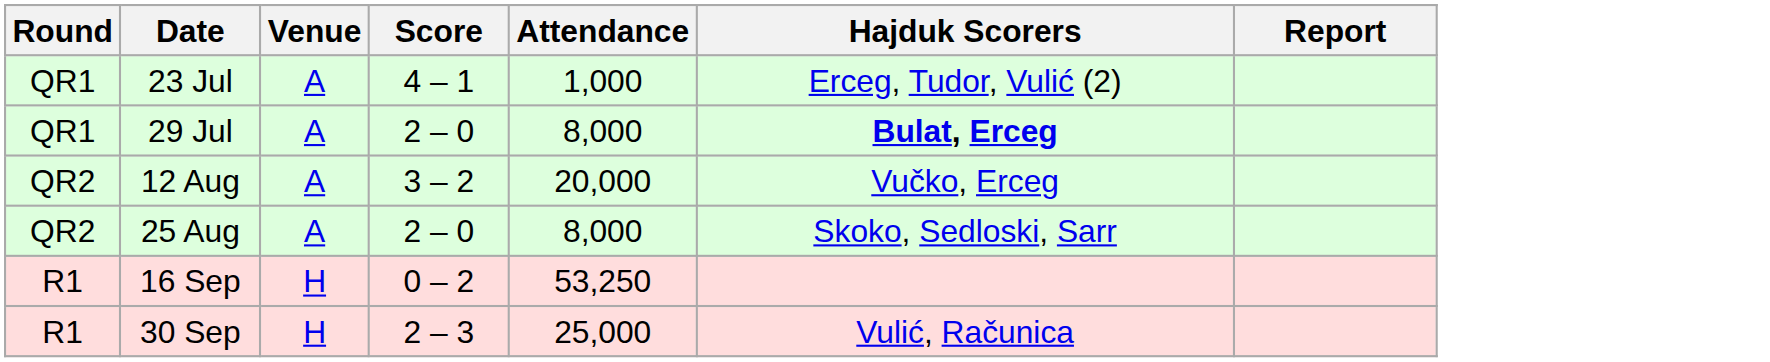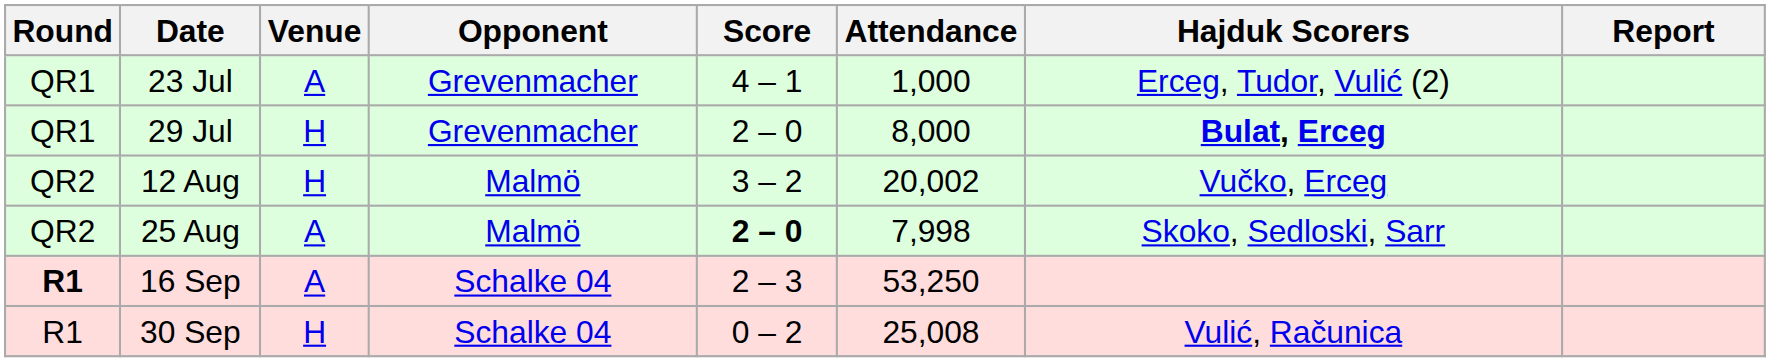+ column: (533, 30)
(315, 131) A -> (315, 131) H
(315, 181) A -> (315, 181) H
(603, 181) 20,000 -> (931, 181) 20,002
(439, 232) normal -> (767, 232) bold
(603, 232) 8,000 -> (931, 232) 7,998
(63, 282) normal -> (63, 282) bold
(315, 282) H -> (315, 282) A
(439, 282) 0 – 2 -> (767, 282) 2 – 3
(439, 332) 2 – 3 -> (767, 332) 0 – 2
(603, 332) 25,000 -> (931, 332) 25,008
